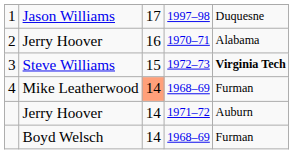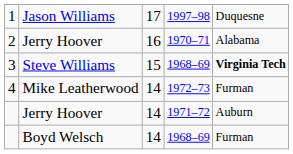(189, 64) 1972–73 -> (189, 64) 1968–69
(153, 88) lightsalmon background -> (153, 88) no background
(189, 88) 1968–69 -> (189, 88) 1972–73
